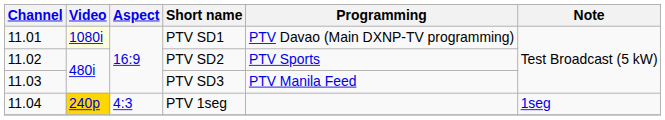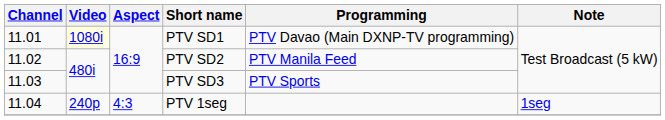(284, 59) PTV Sports -> (303, 59) PTV Manila Feed
(303, 81) PTV Manila Feed -> (284, 81) PTV Sports
(84, 103) gold background -> (84, 103) no background
